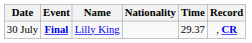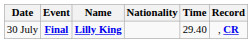(97, 30) normal -> (98, 30) bold
(193, 30) 29.37 -> (195, 30) 29.40
